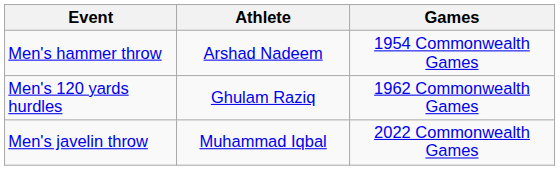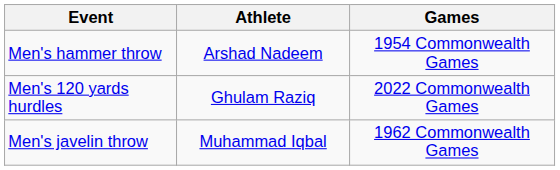(452, 97) 1962 Commonwealth Games -> (452, 97) 2022 Commonwealth Games
(452, 142) 2022 Commonwealth Games -> (452, 142) 1962 Commonwealth Games
